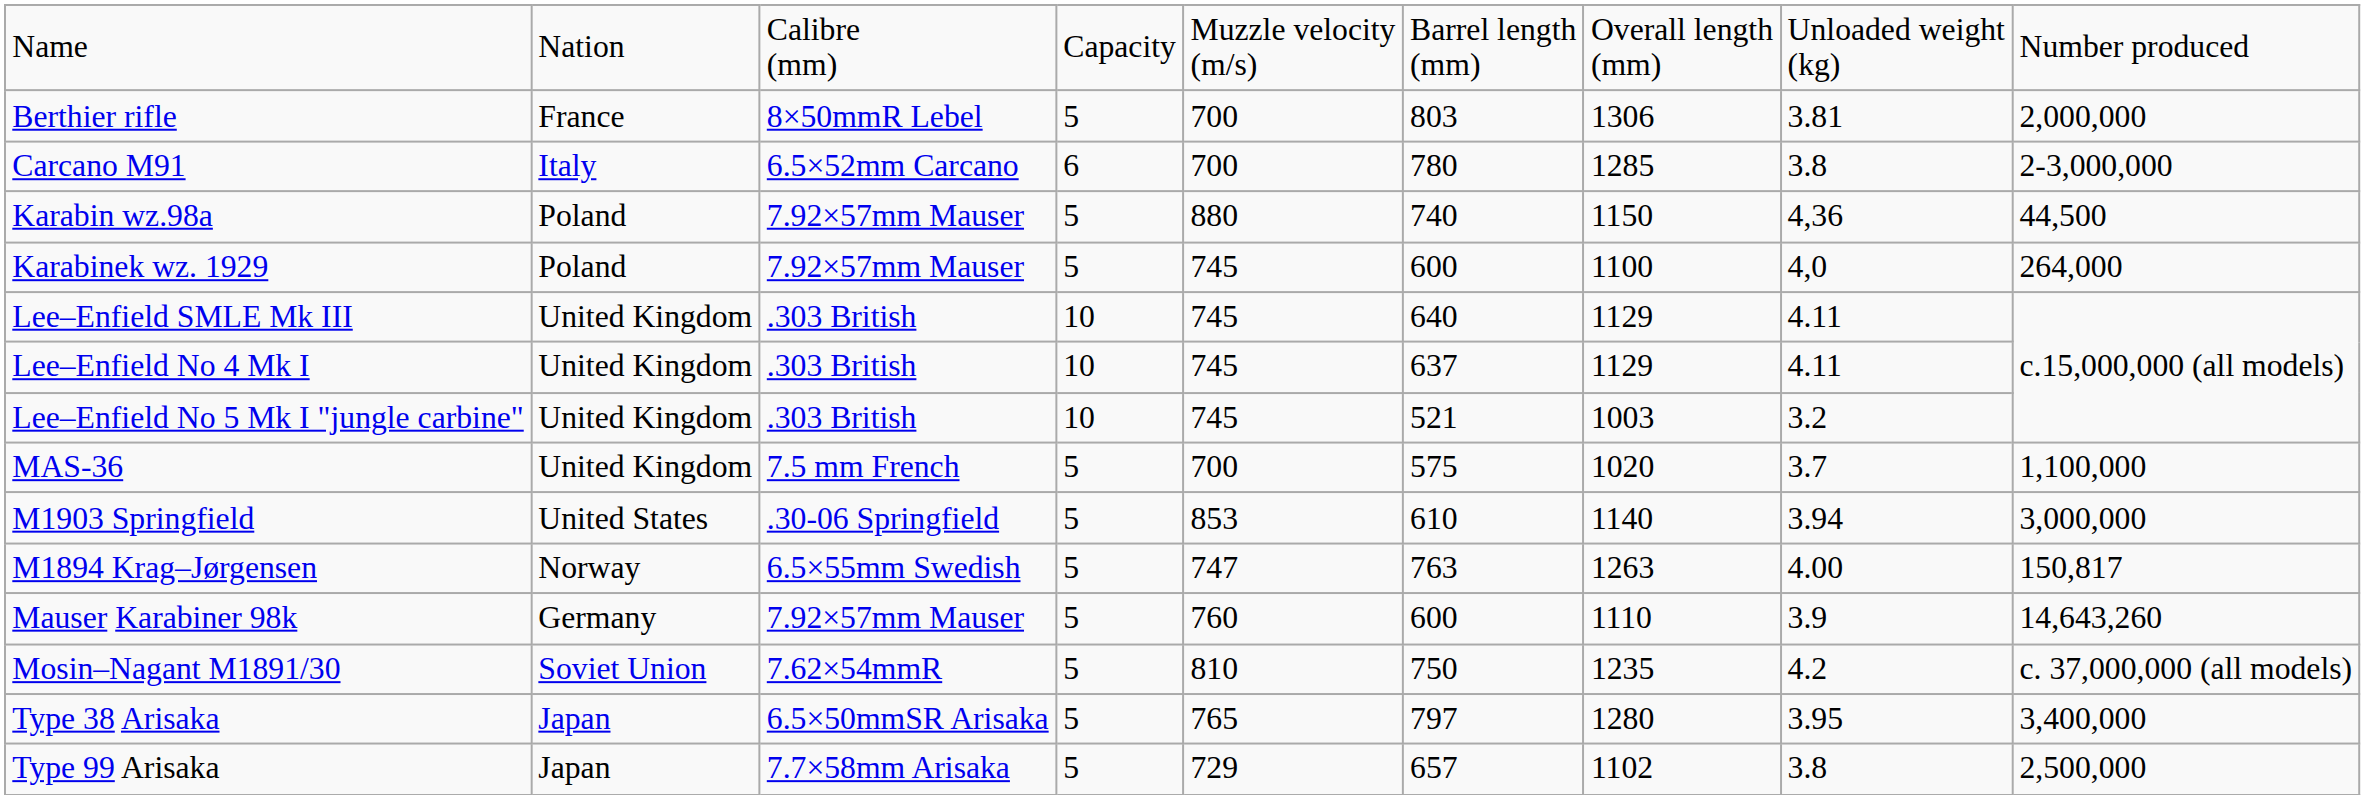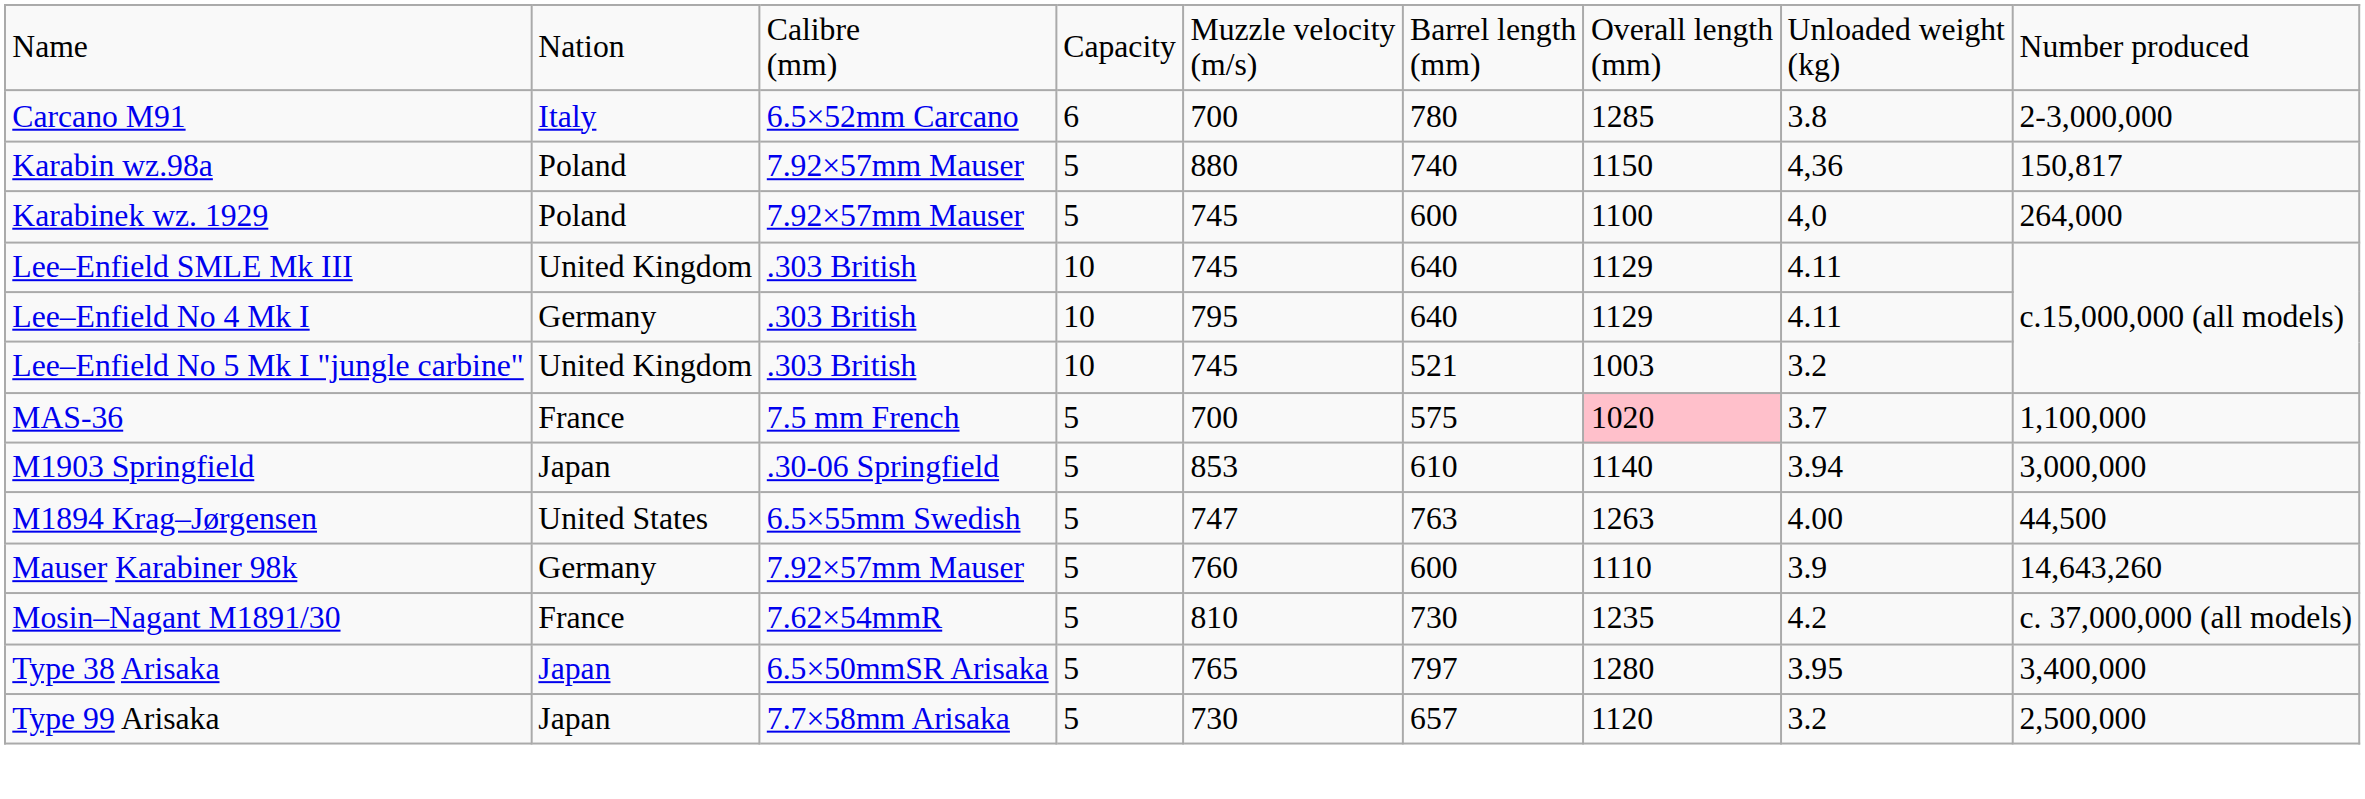- row: (95, 115)
(2063, 215) 44,500 -> (2071, 165) 150,817
(645, 366) United Kingdom -> (597, 316) Germany
(1214, 366) 745 -> (1214, 316) 795
(1434, 366) 637 -> (1434, 316) 640
(645, 467) United Kingdom -> (581, 416) France
(1623, 467) no background -> (1623, 416) pink background
(623, 517) United States -> (574, 467) Japan
(589, 567) Norway -> (623, 517) United States
(2071, 567) 150,817 -> (2063, 517) 44,500
(622, 668) Soviet Union -> (581, 617) France
(1434, 668) 750 -> (1434, 617) 730
(1214, 768) 729 -> (1214, 718) 730
(1622, 768) 1102 -> (1622, 718) 1120
(1807, 768) 3.8 -> (1807, 718) 3.2
